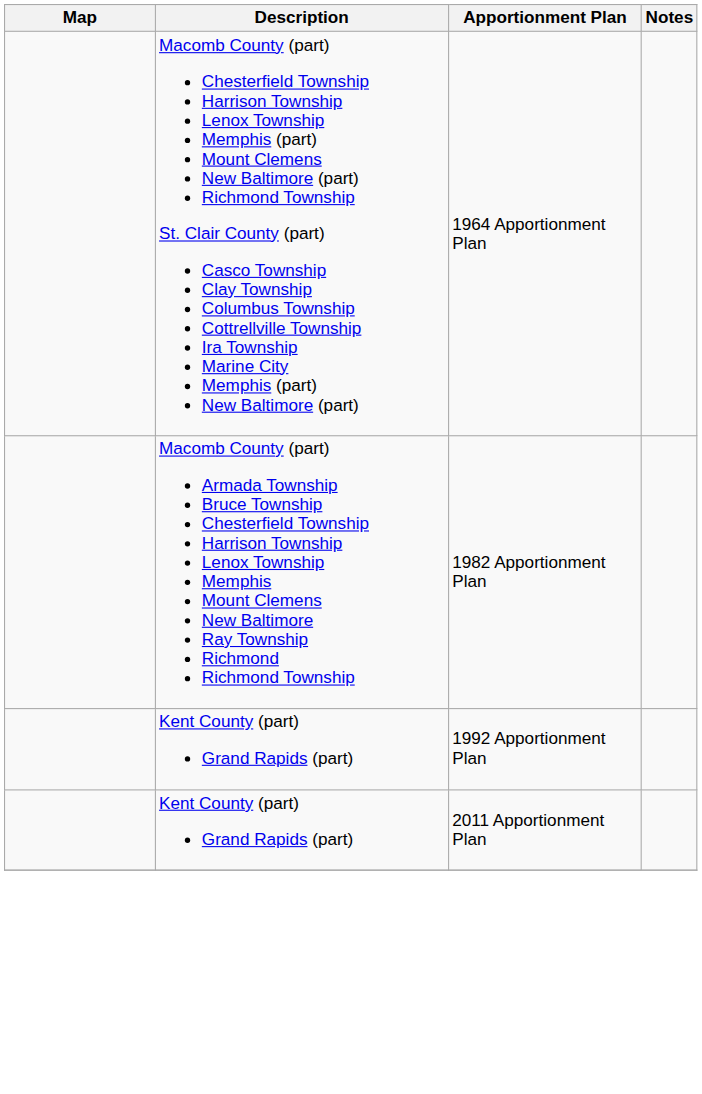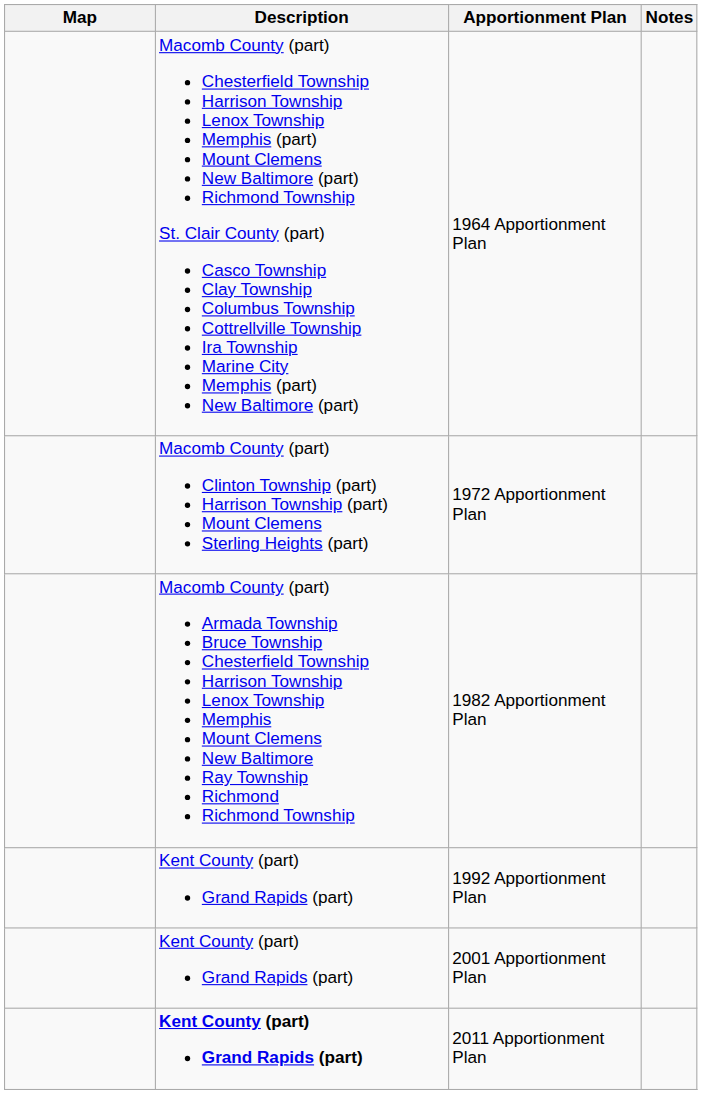+ row: (529, 504)
+ row: (529, 968)
(302, 821) normal -> (302, 1040) bold
